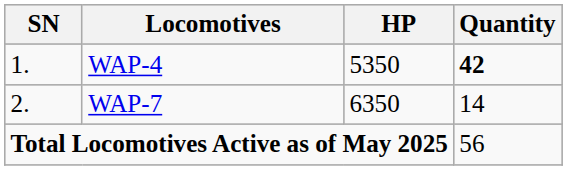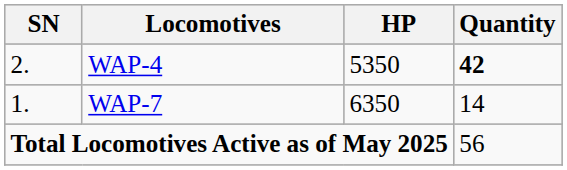(20, 64) 1. -> (20, 64) 2.
(20, 104) 2. -> (20, 104) 1.
